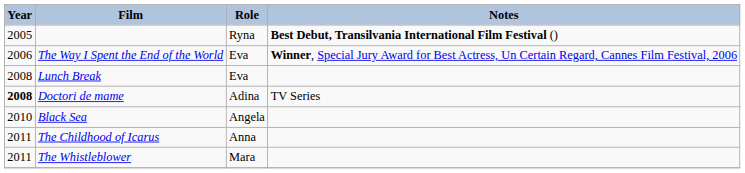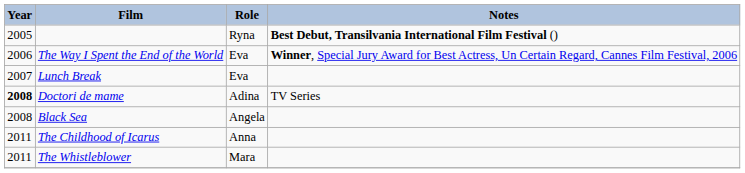(20, 76) 2008 -> (20, 76) 2007
(20, 117) 2010 -> (20, 117) 2008
